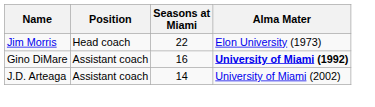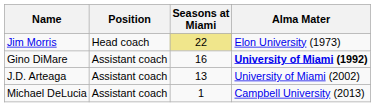(182, 42) no background -> (201, 42) khaki background
(182, 76) 14 -> (201, 76) 13
+ row: (47, 94)
